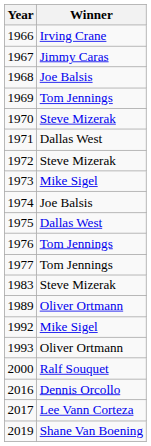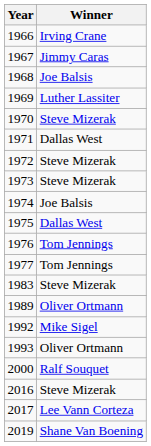(76, 98) Tom Jennings -> (80, 98) Luther Lassiter
(69, 181) Mike Sigel -> (78, 181) Steve Mizerak
(80, 389) Dennis Orcollo -> (78, 389) Steve Mizerak
